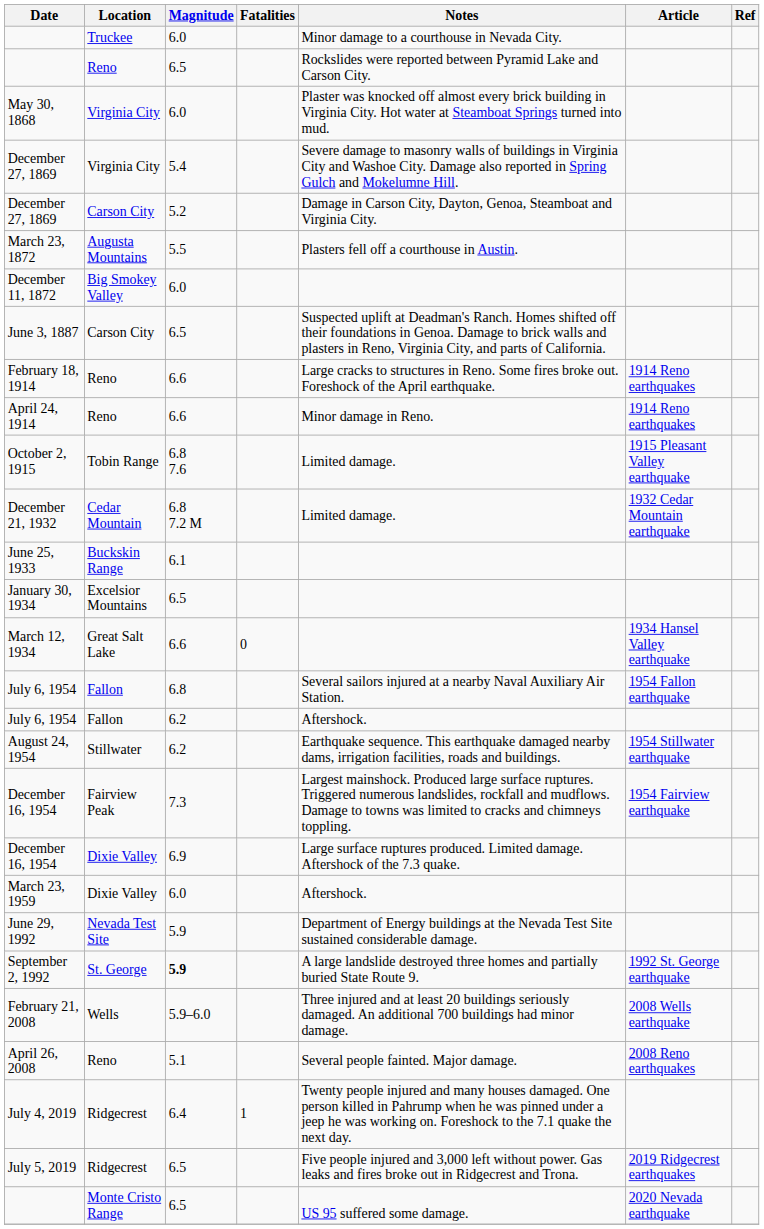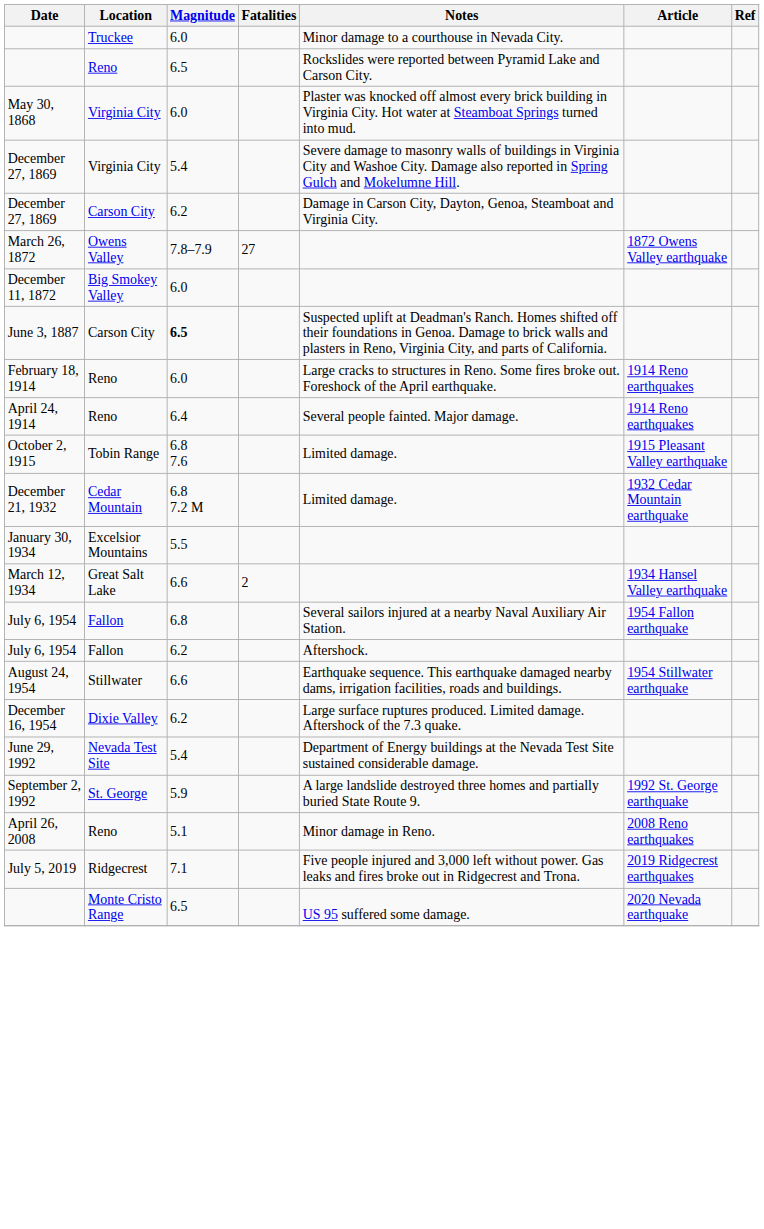(177, 212) 5.2 -> (179, 212) 6.2
- row: (36, 249)
+ row: (36, 249)
(177, 333) normal -> (179, 333) bold
(177, 378) 6.6 -> (179, 378) 6.0
(177, 416) 6.6 -> (179, 416) 6.4
(367, 416) Minor damage in Reno. -> (411, 416) Several people fainted. Major damage.
- row: (31, 560)
(177, 598) 6.5 -> (179, 545) 5.5
(244, 644) 0 -> (245, 582) 2
(177, 749) 6.2 -> (179, 680) 6.6
- row: (36, 802)
(177, 856) 6.9 -> (179, 718) 6.2
- row: (36, 894)
(177, 931) 5.9 -> (179, 756) 5.4
(177, 969) bold -> (179, 793) normal
- row: (43, 1015)
(409, 1060) Several people fainted. Major damage. -> (369, 831) Minor damage in Reno.
- row: (42, 1114)
(177, 1167) 6.5 -> (179, 869) 7.1
